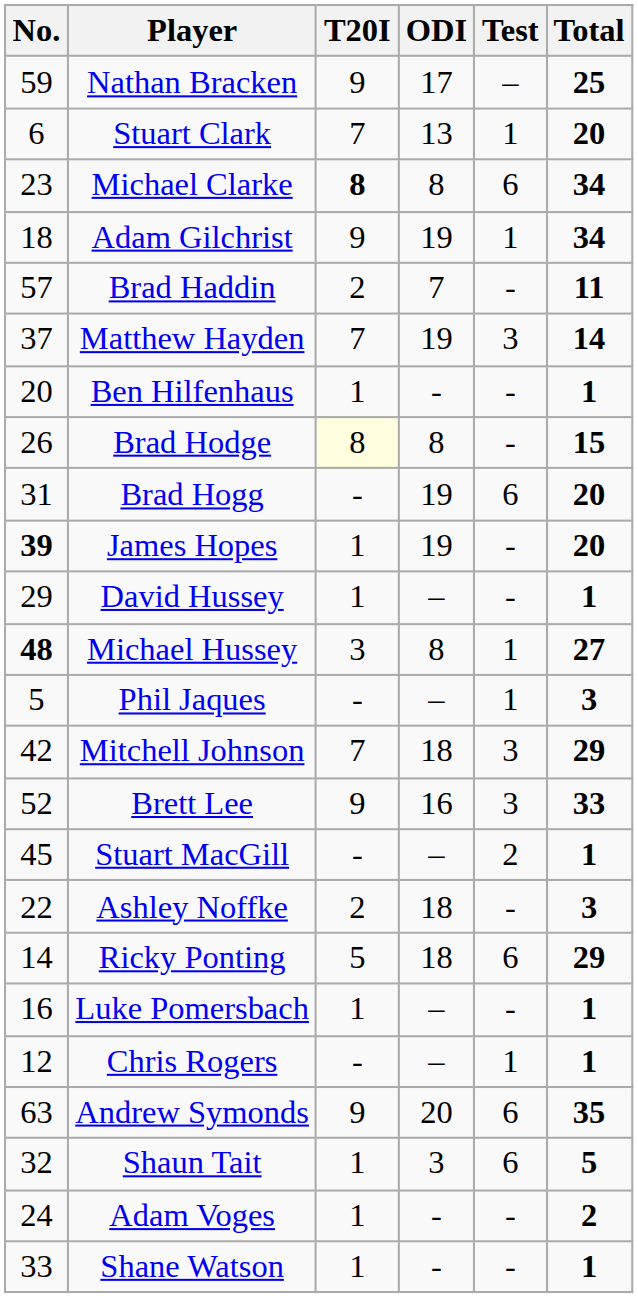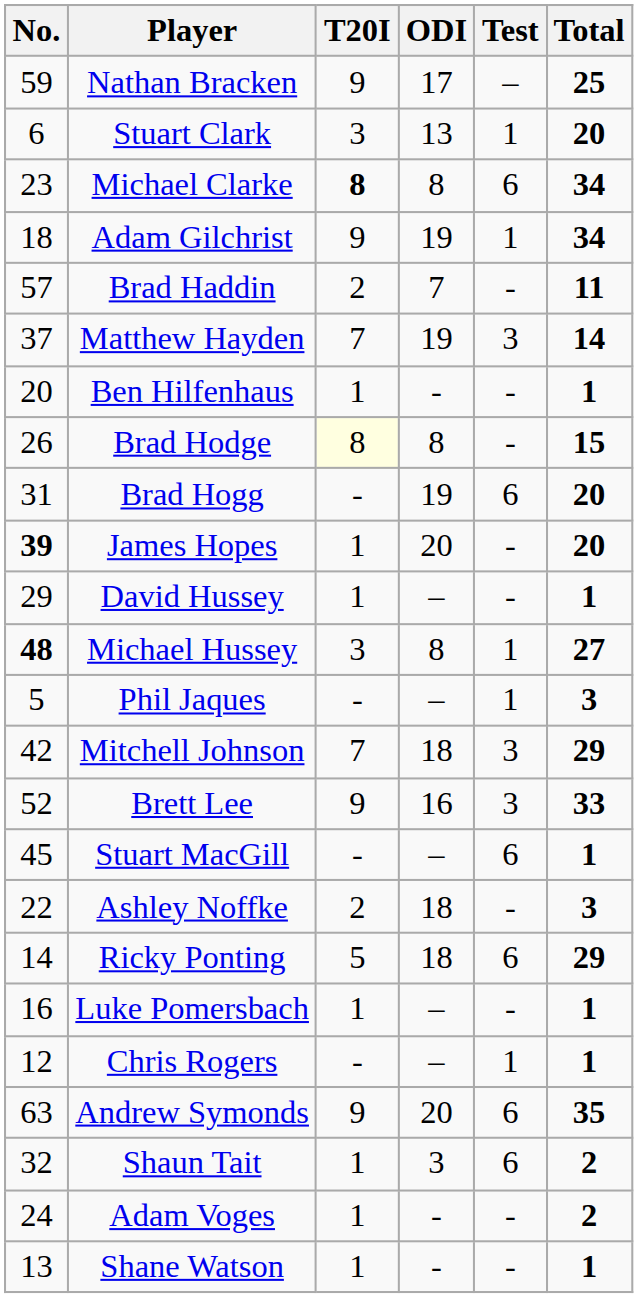(357, 133) 7 -> (357, 133) 3
(436, 545) 19 -> (436, 545) 20
(510, 854) 2 -> (510, 854) 6
(589, 1163) 5 -> (589, 1163) 2
(36, 1266) 33 -> (36, 1266) 13
